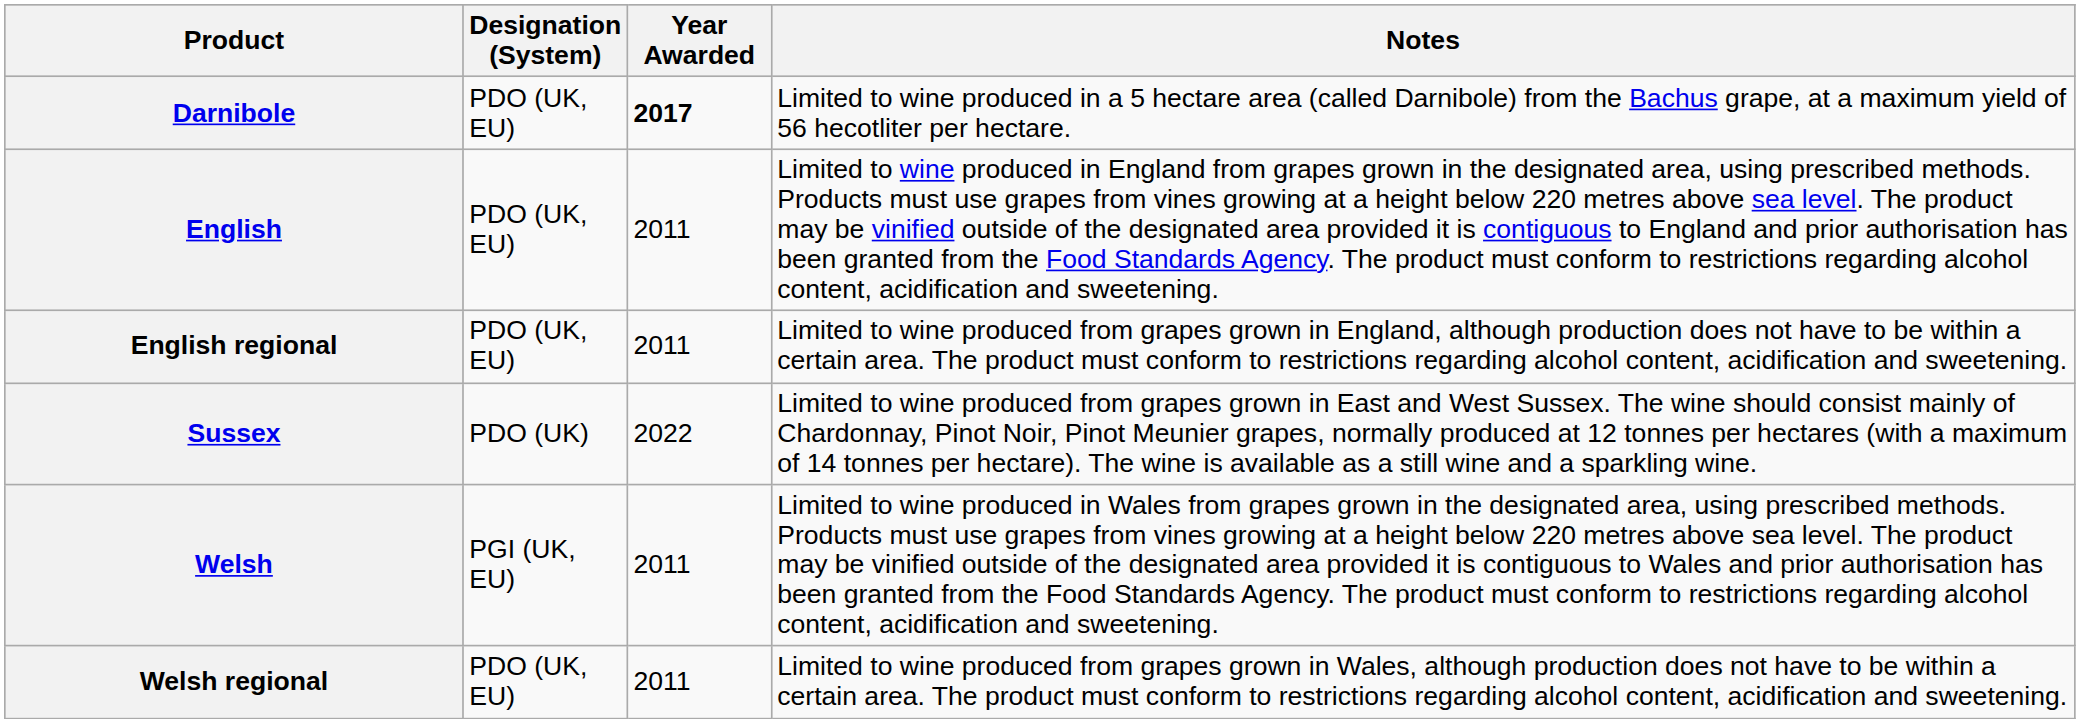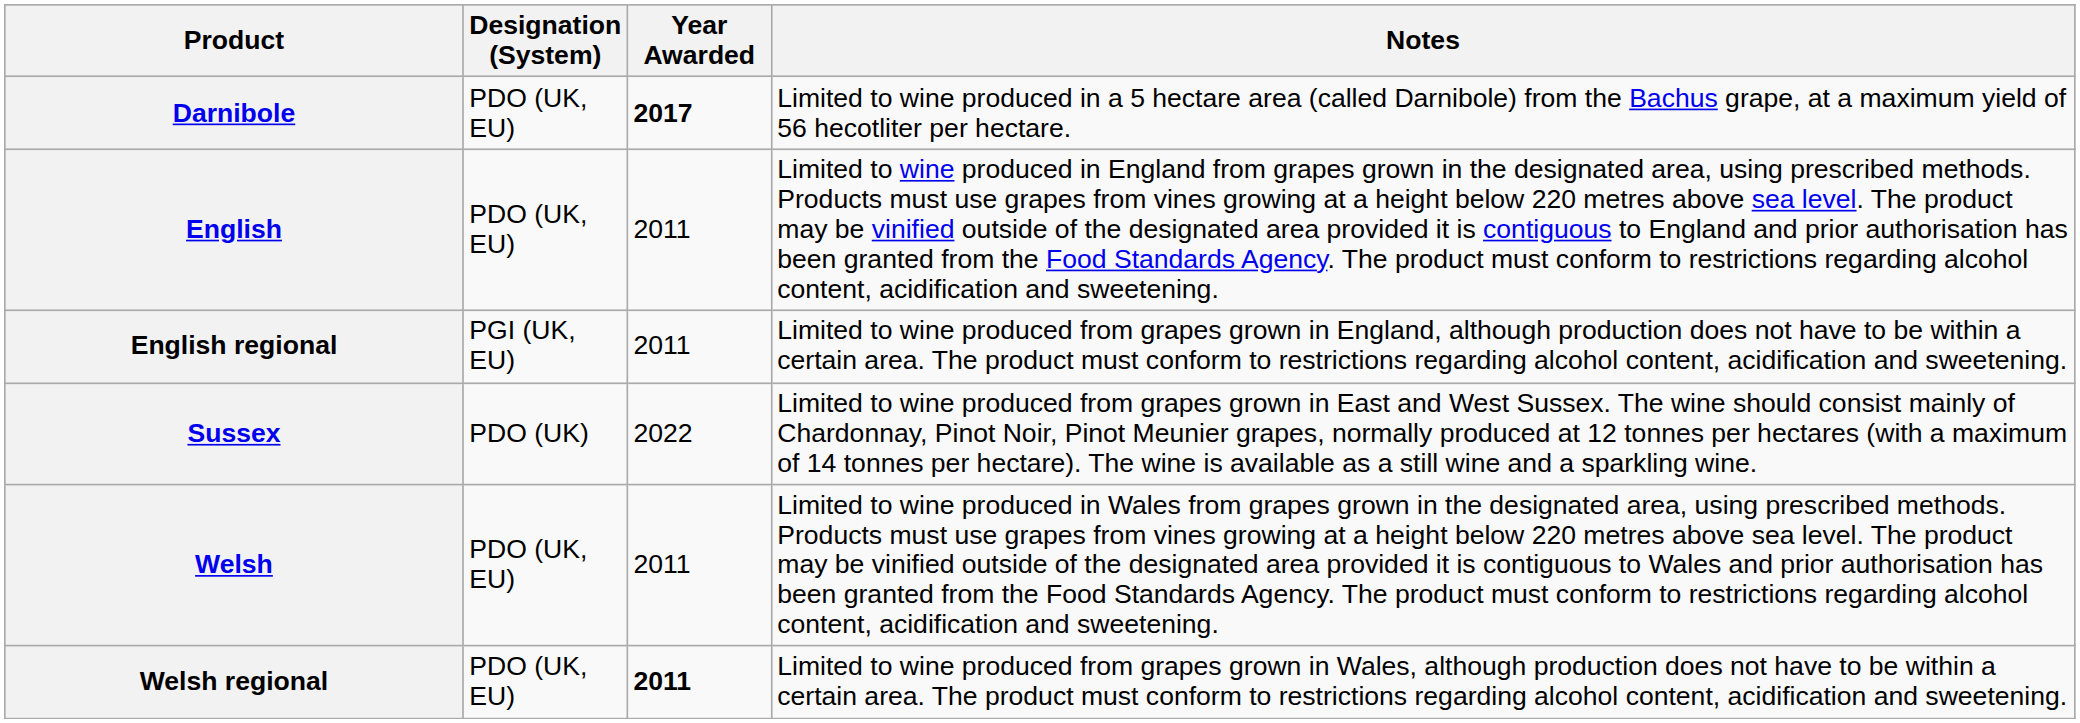(528, 346) PDO (UK, EU) -> (522, 346) PGI (UK, EU)
(522, 564) PGI (UK, EU) -> (528, 564) PDO (UK, EU)
(662, 681) normal -> (662, 681) bold
